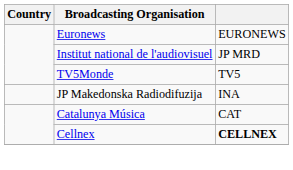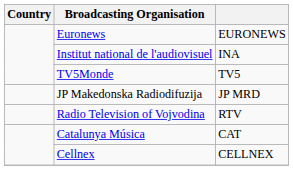(239, 54) JP MRD -> (229, 54) INA
(229, 94) INA -> (239, 94) JP MRD
+ row: (131, 114)
(248, 135) bold -> (246, 155) normal
